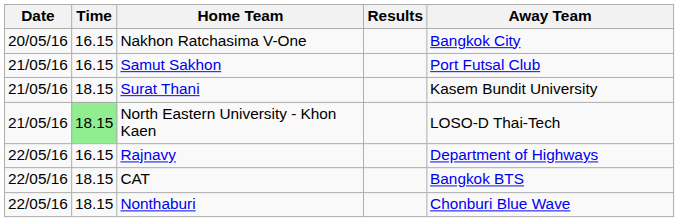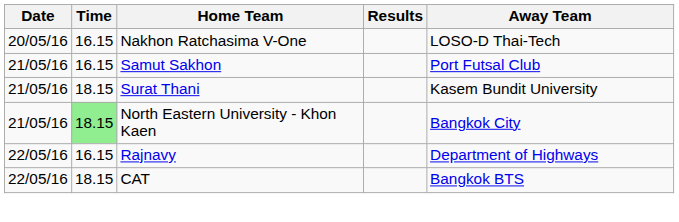(475, 41) Bangkok City -> (495, 41) LOSO-D Thai-Tech
(495, 122) LOSO-D Thai-Tech -> (475, 122) Bangkok City
- row: (158, 204)
